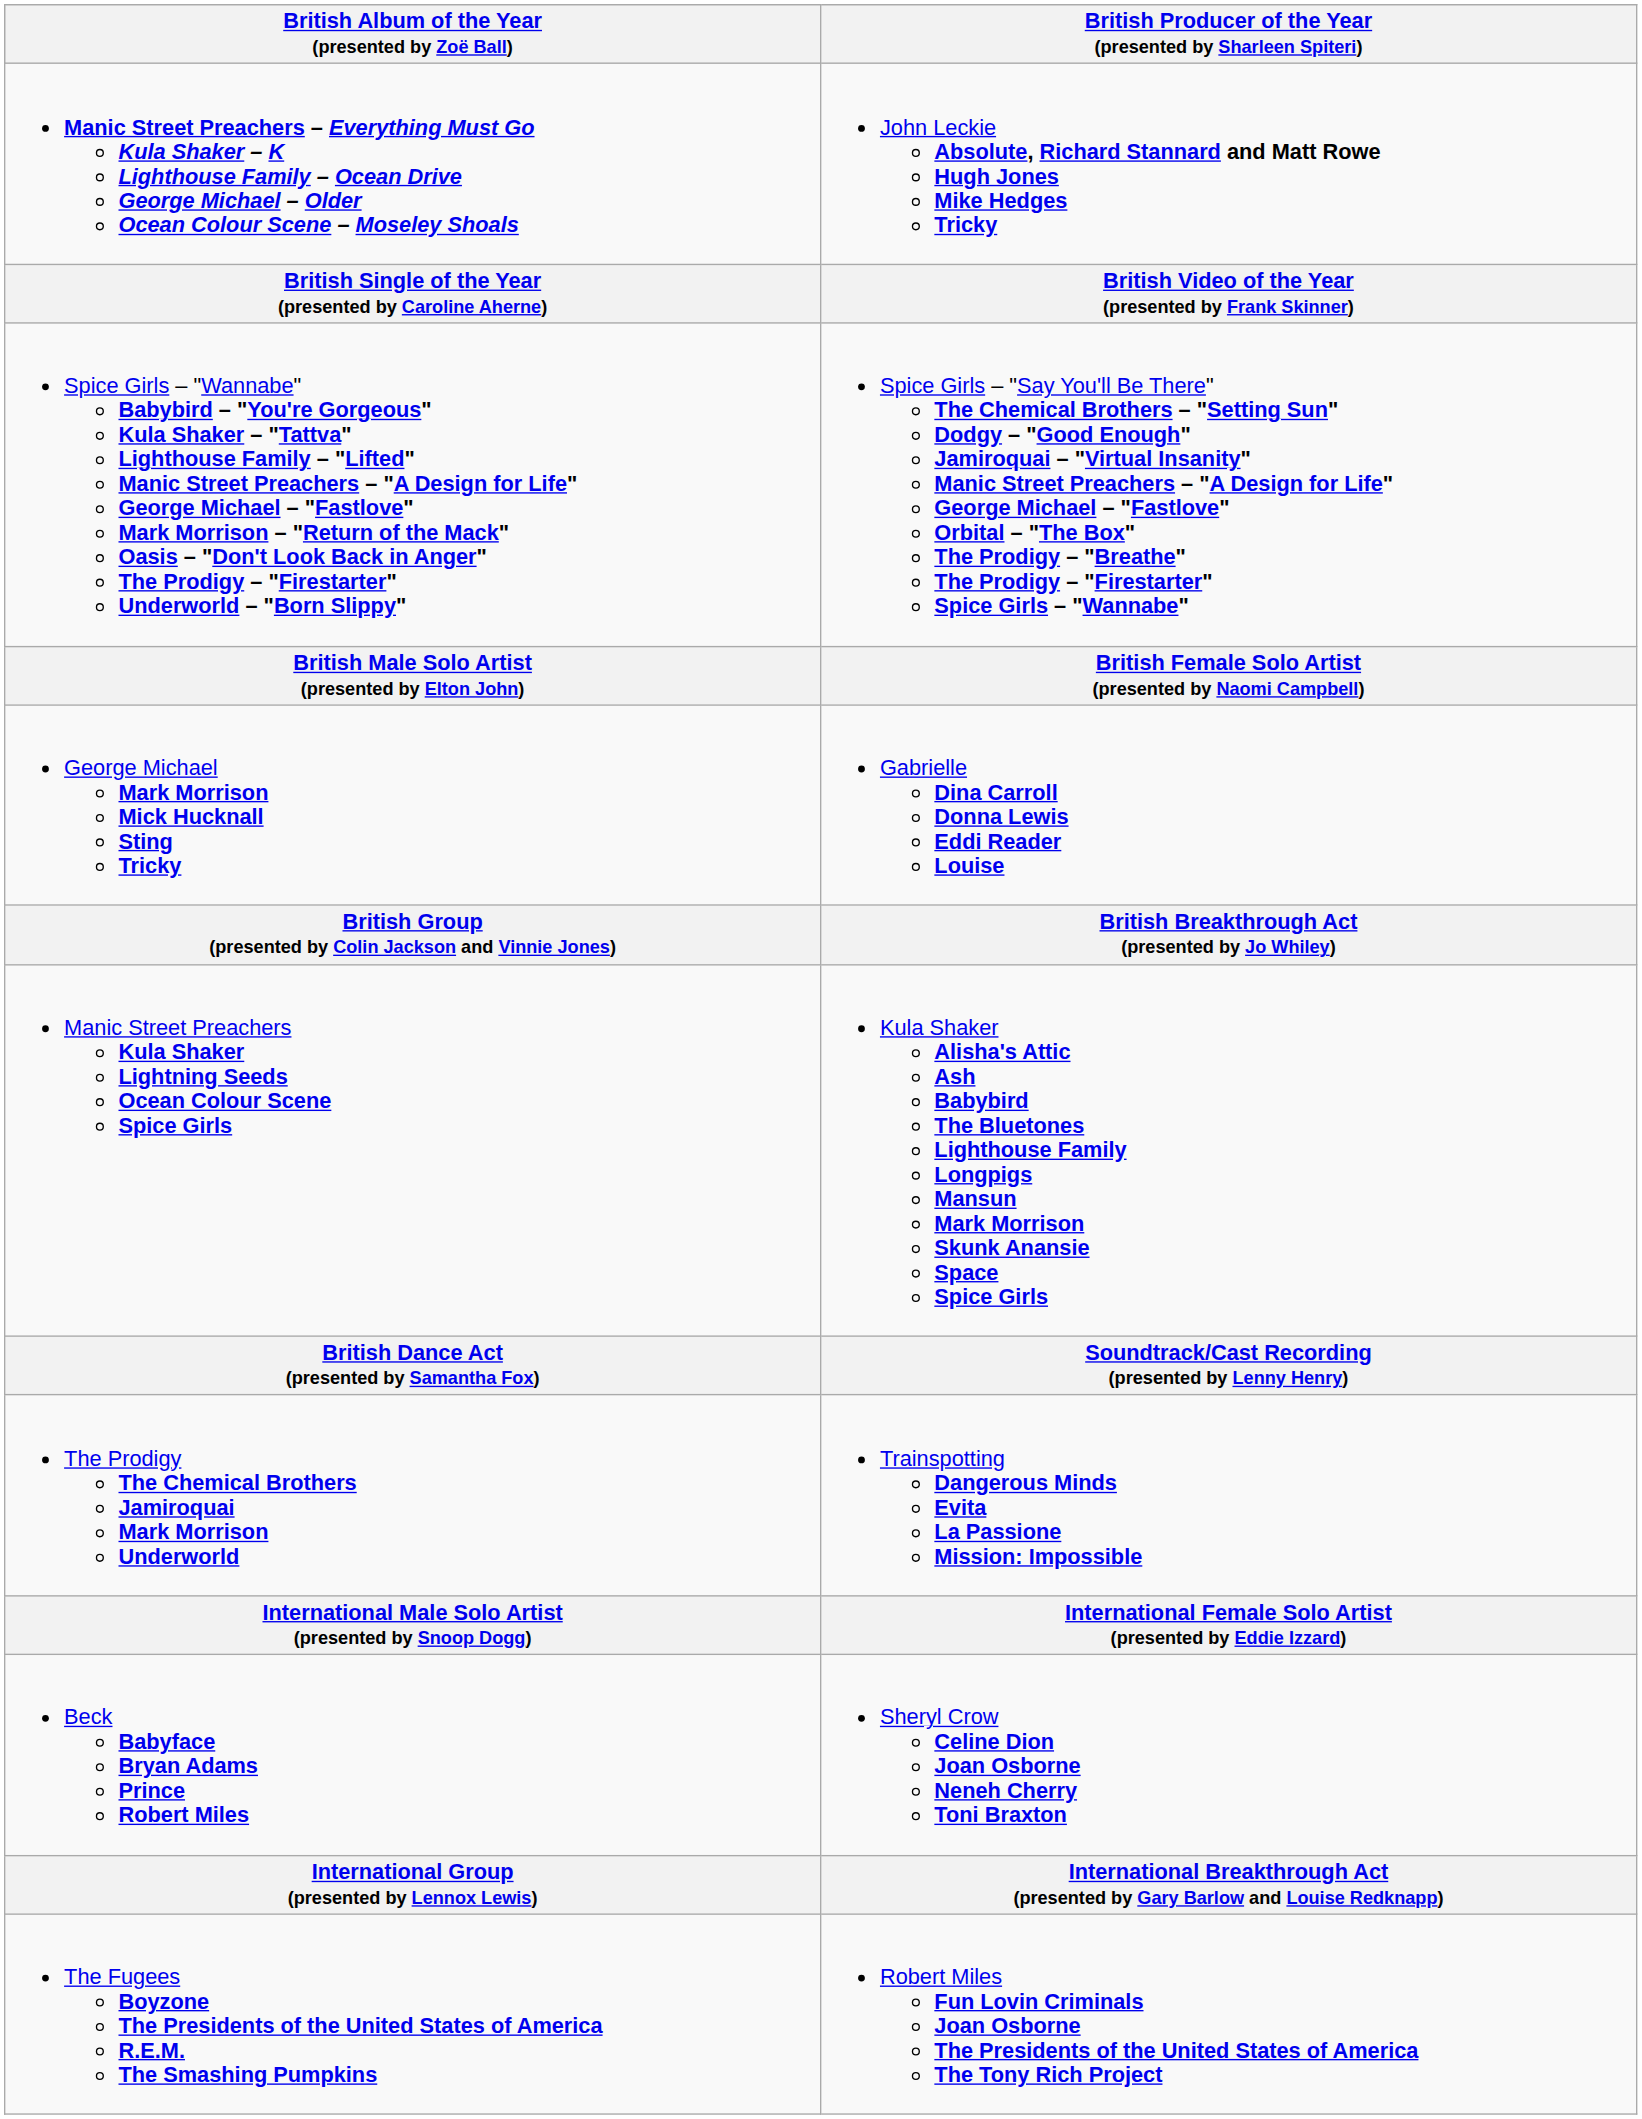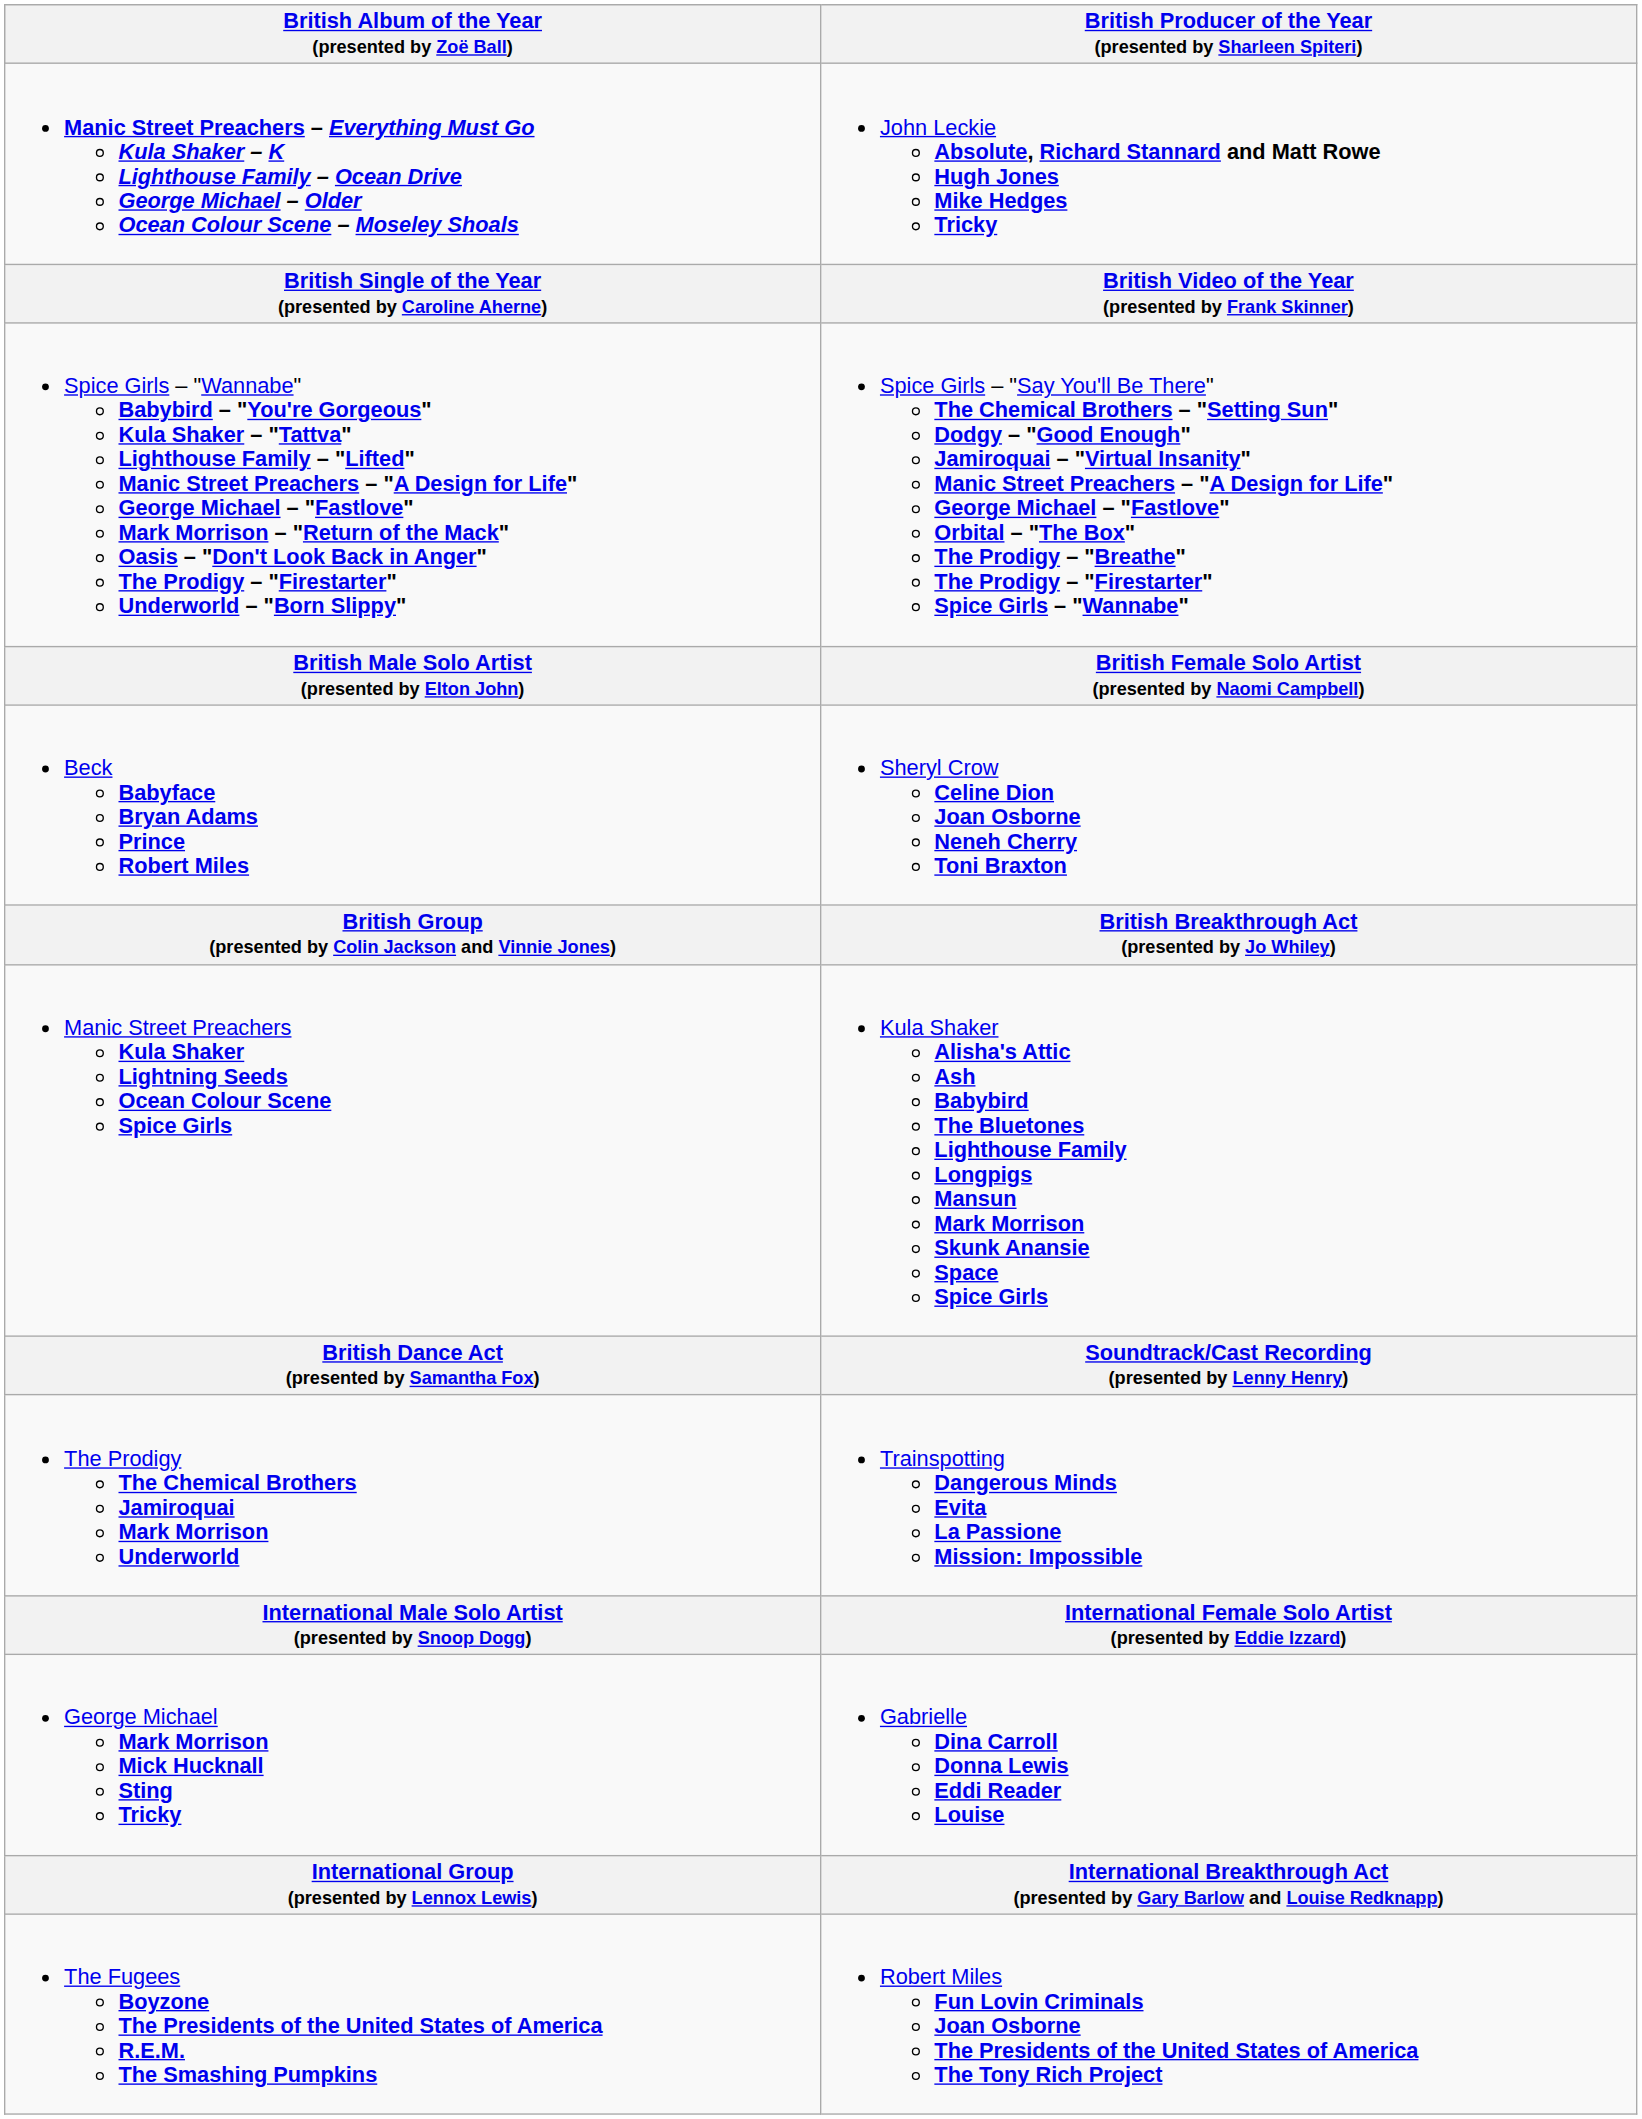rows swapped: (413, 817) <-> (413, 1767)
